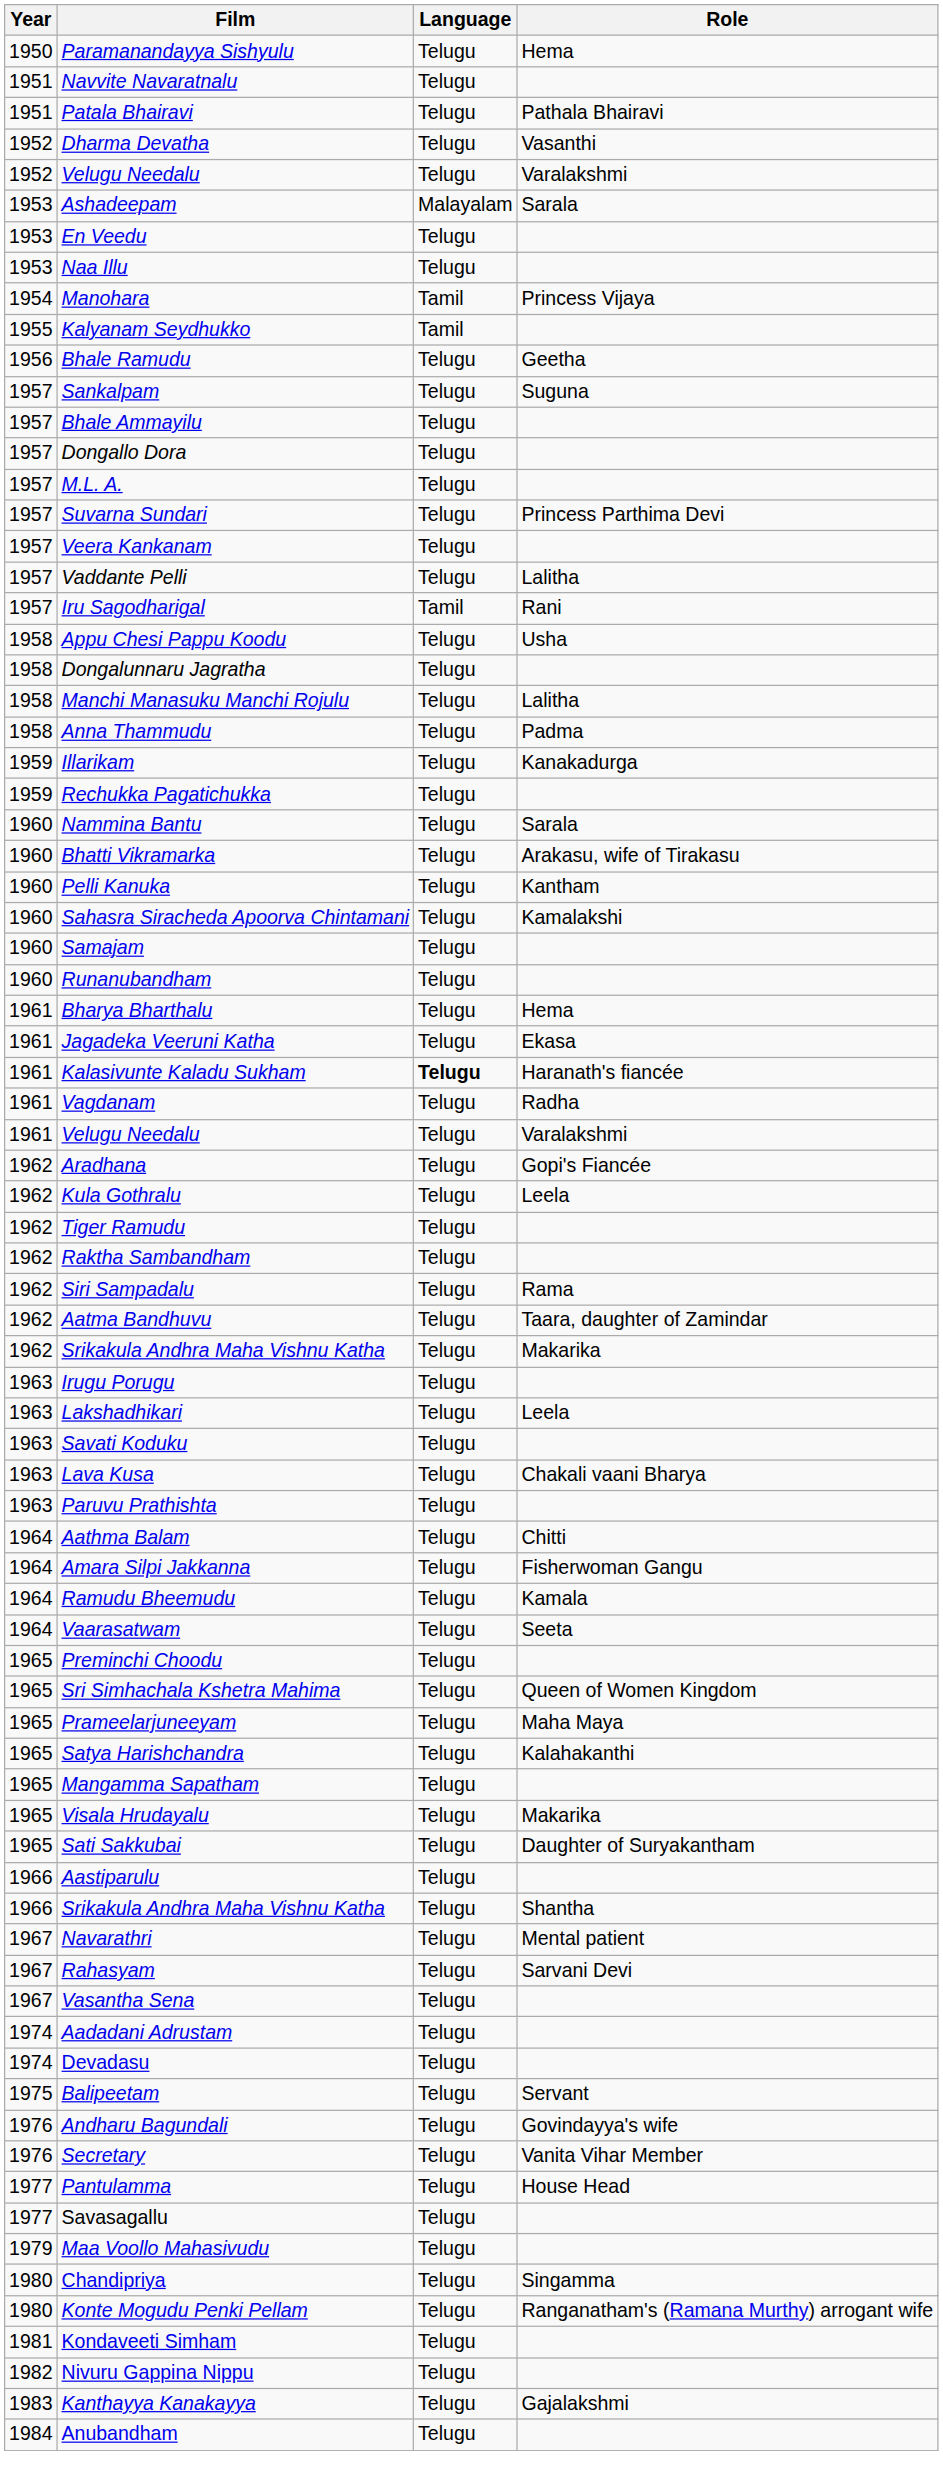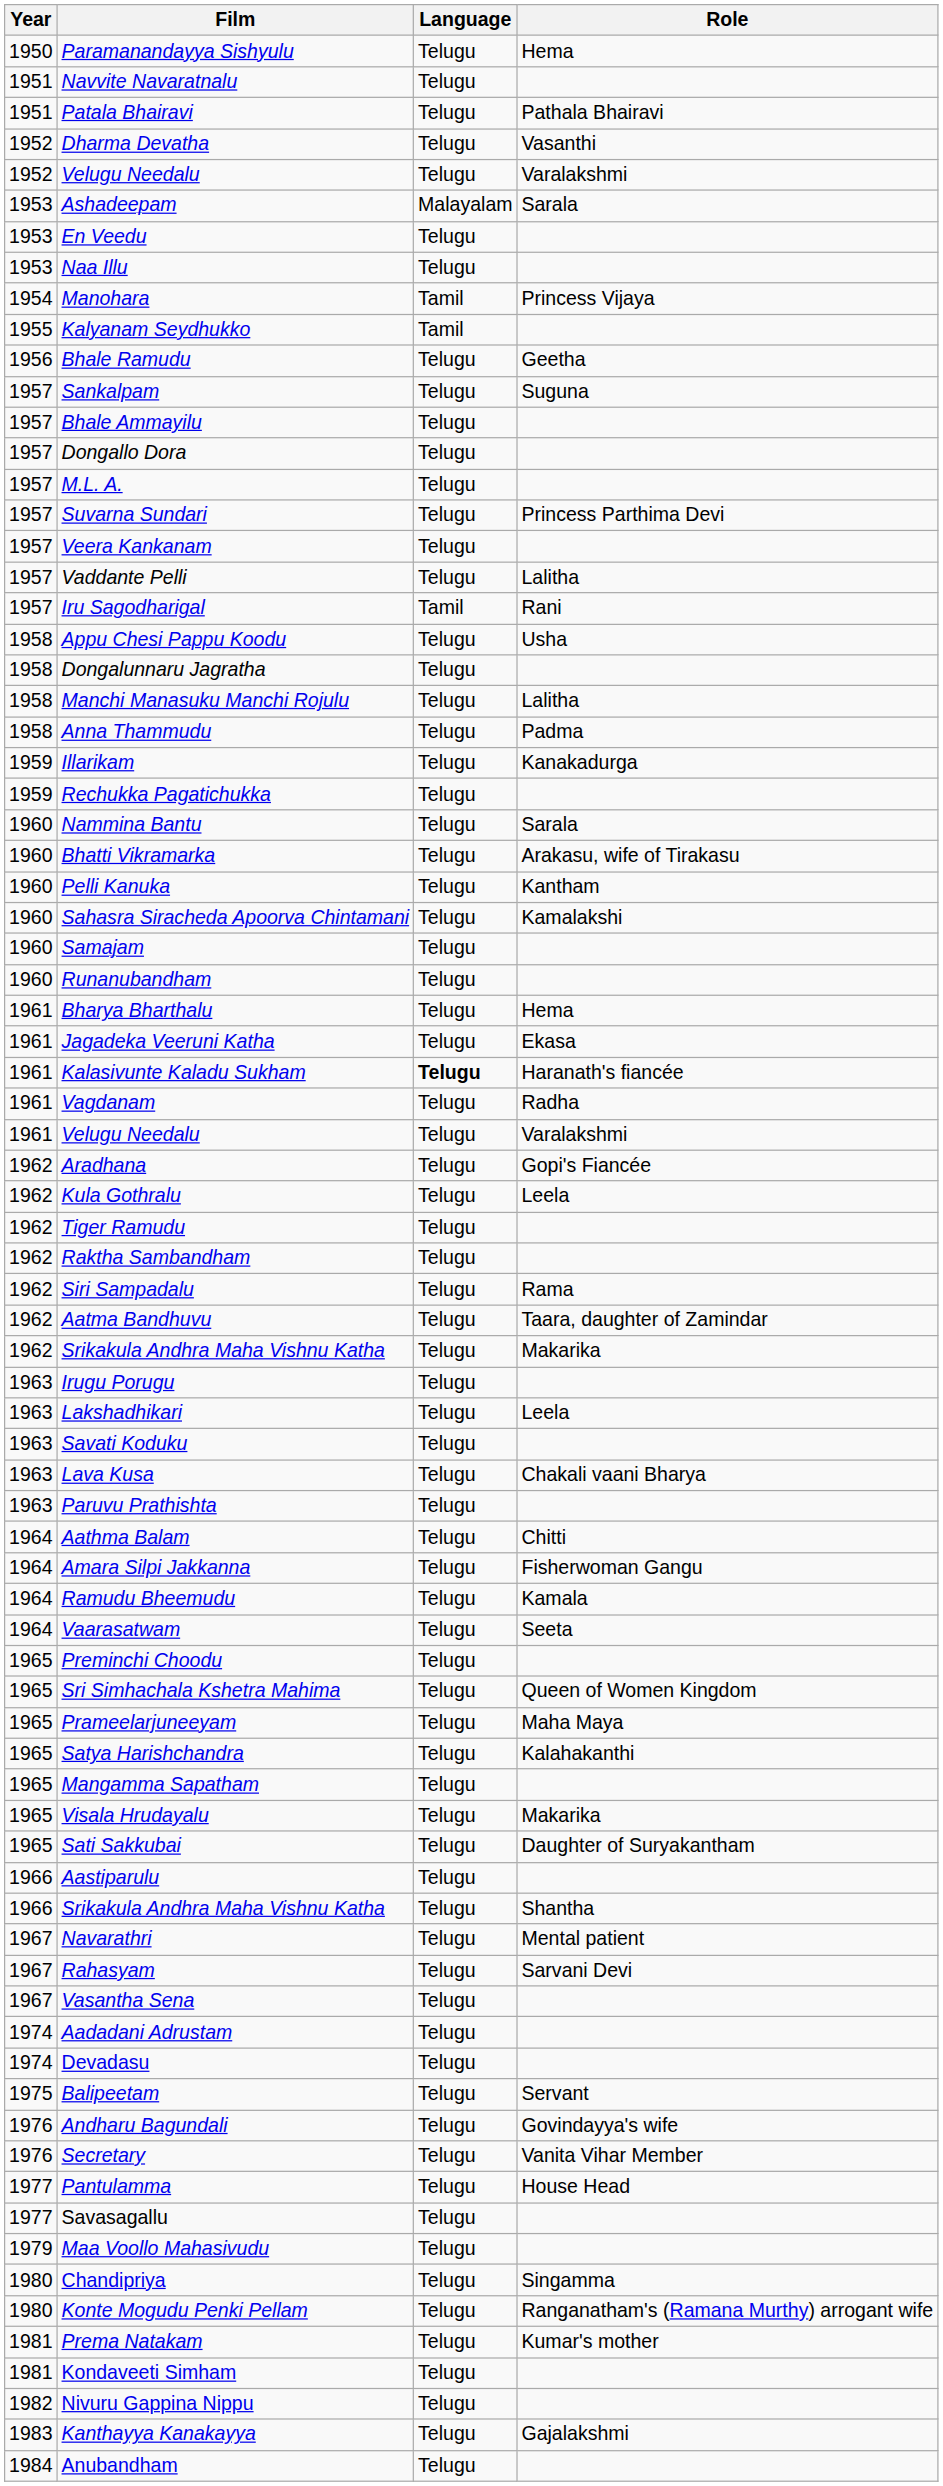+ row: (31, 2341)
